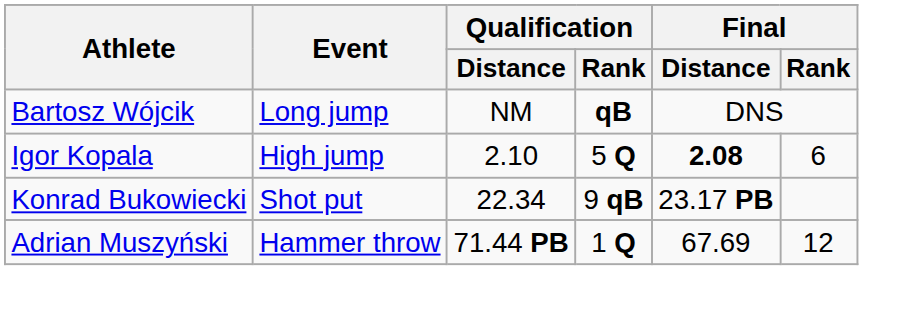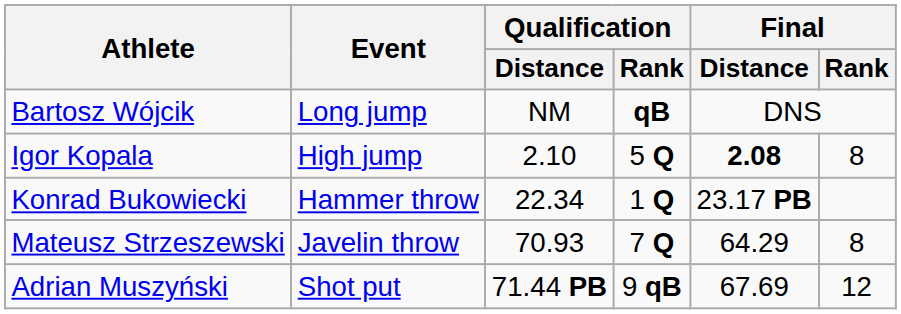(818, 156) 6 -> (857, 156) 8
(311, 199) Shot put -> (388, 199) Hammer throw
(613, 199) 9 qB -> (652, 199) 1 Q
+ row: (148, 243)
(350, 243) Hammer throw -> (349, 287) Shot put
(614, 243) 1 Q -> (652, 287) 9 qB
